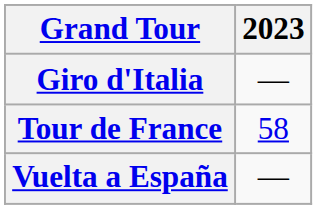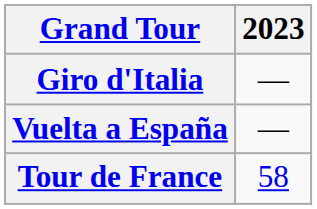rows swapped: (120, 128) <-> (120, 177)
